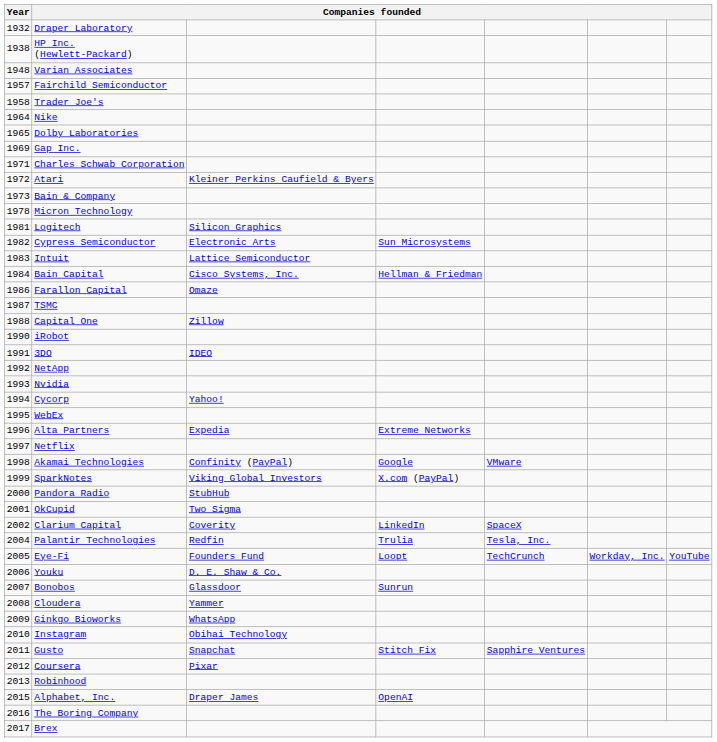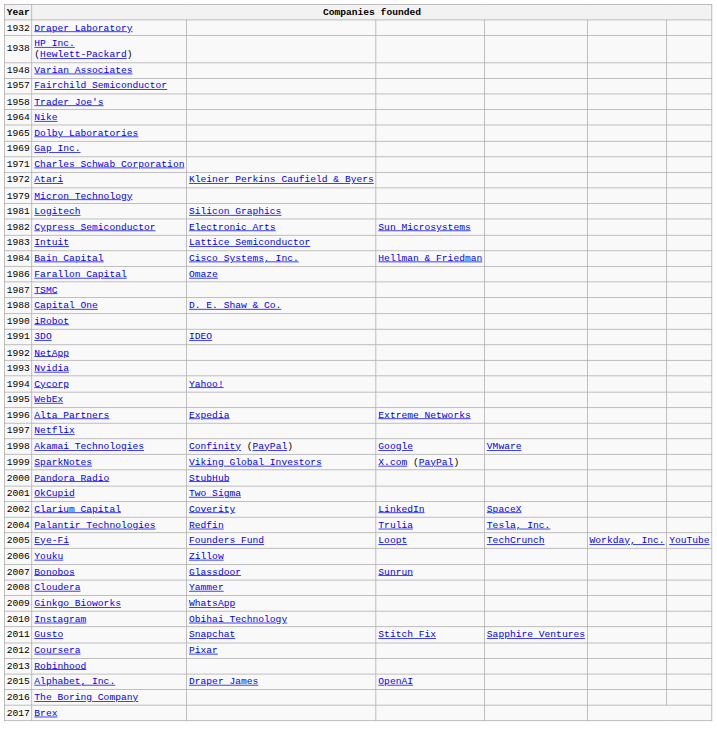- row: (75, 196)
(18, 211) 1978 -> (18, 196) 1979
(206, 321) Zillow -> (235, 306) D. E. Shaw & Co.
(235, 572) D. E. Shaw & Co. -> (206, 556) Zillow
